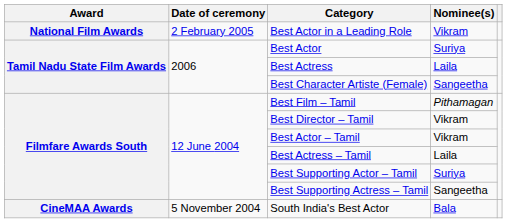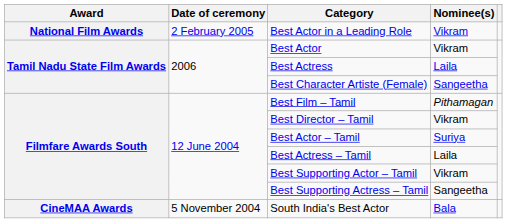(449, 48) Suriya -> (451, 48) Vikram
(451, 137) Vikram -> (449, 137) Suriya
(449, 173) Suriya -> (451, 173) Vikram
